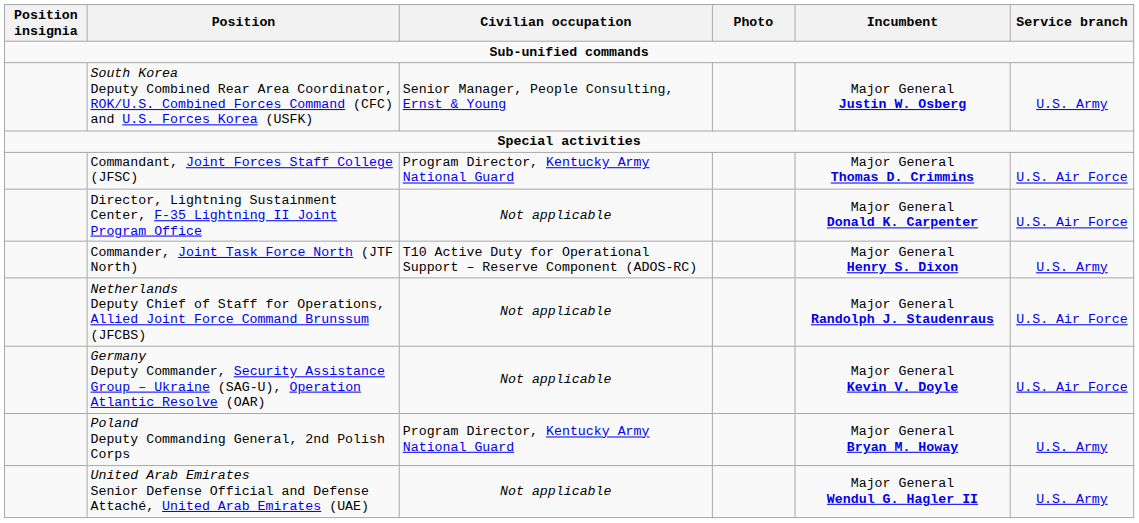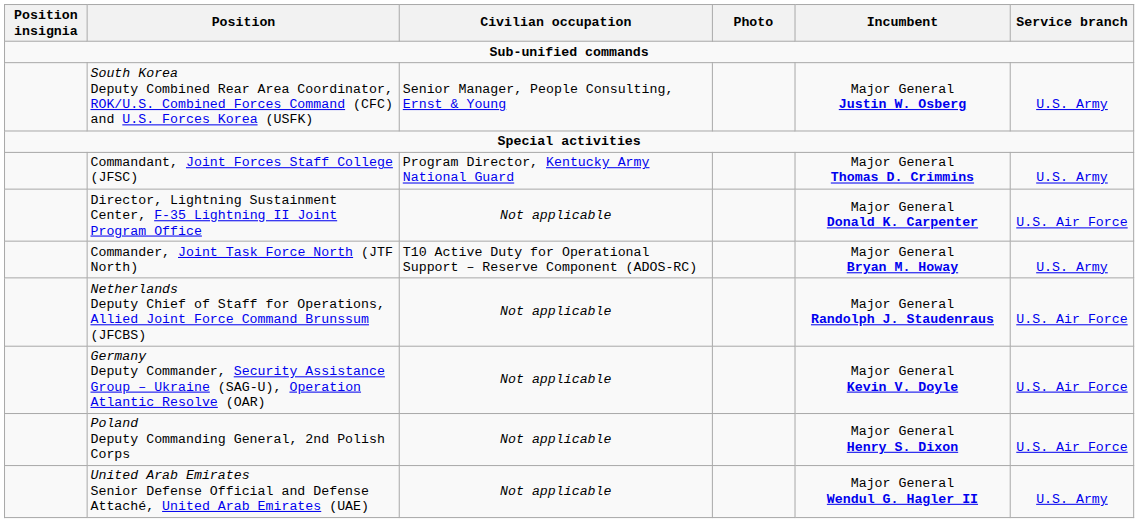(1072, 178) U.S. Air Force -> (1072, 178) U.S. Army
(902, 260) Major General Henry S. Dixon -> (902, 260) Major General Bryan M. Howay
(526, 439) Program Director, Kentucky Army National Guard -> (556, 439) Not applicable
(902, 439) Major General Bryan M. Howay -> (902, 439) Major General Henry S. Dixon
(1072, 447) U.S. Army -> (1072, 447) U.S. Air Force
